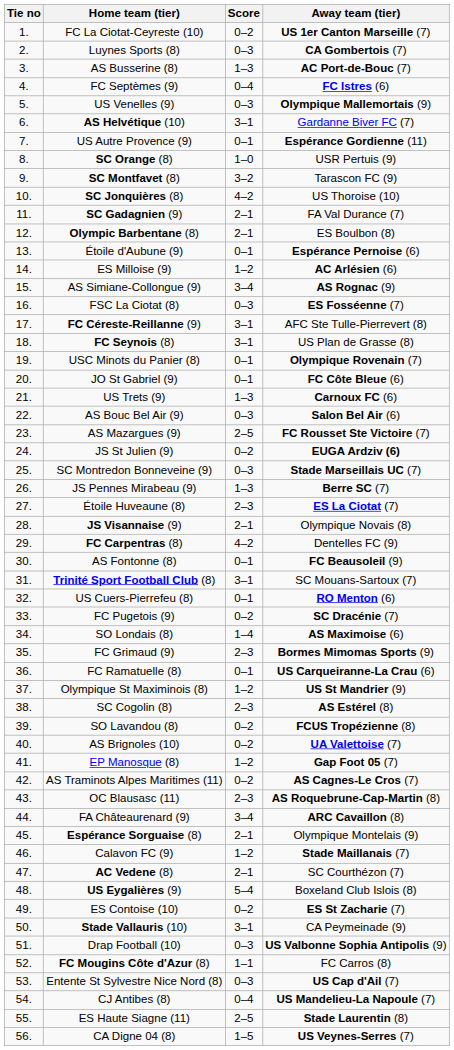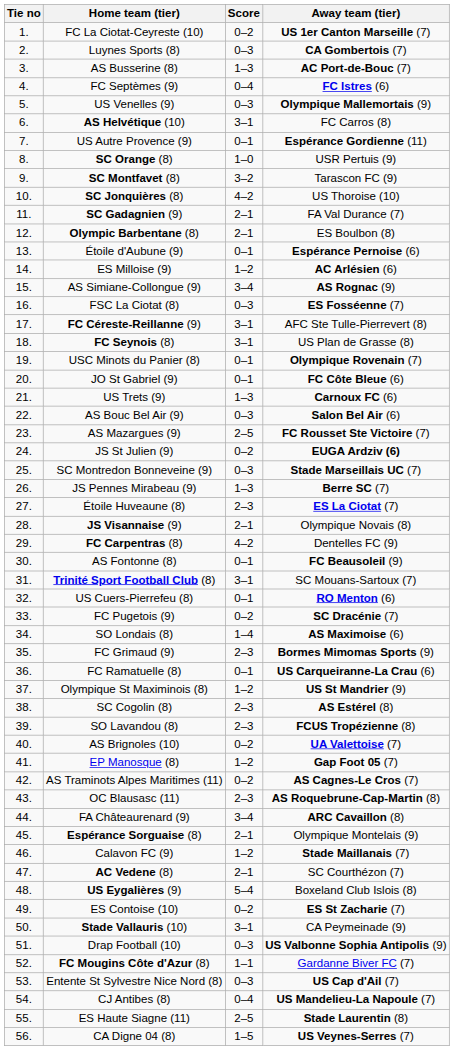(356, 123) Gardanne Biver FC (7) -> (356, 123) FC Carros (8)
(244, 726) 0–2 -> (244, 726) 2–3
(356, 963) FC Carros (8) -> (356, 963) Gardanne Biver FC (7)
